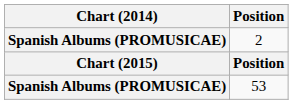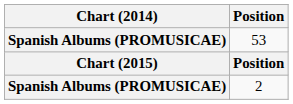rows swapped: (259, 39) <-> (259, 87)
